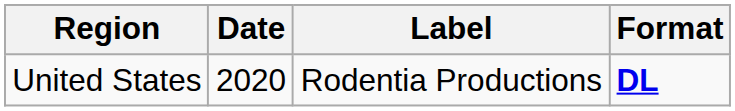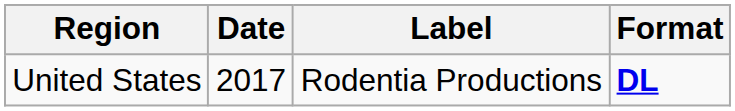(251, 79) 2020 -> (251, 79) 2017
